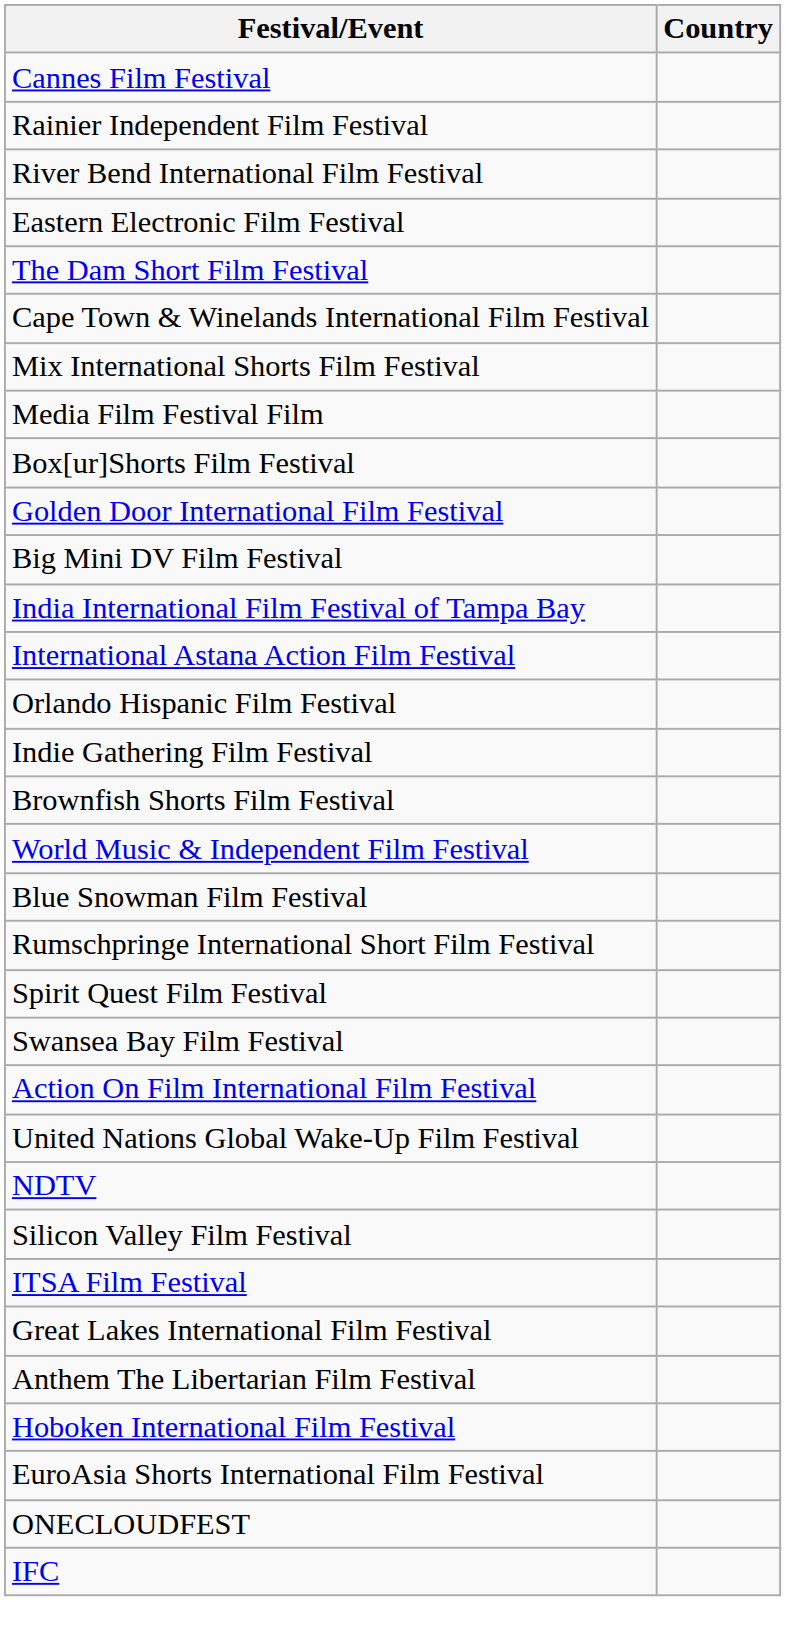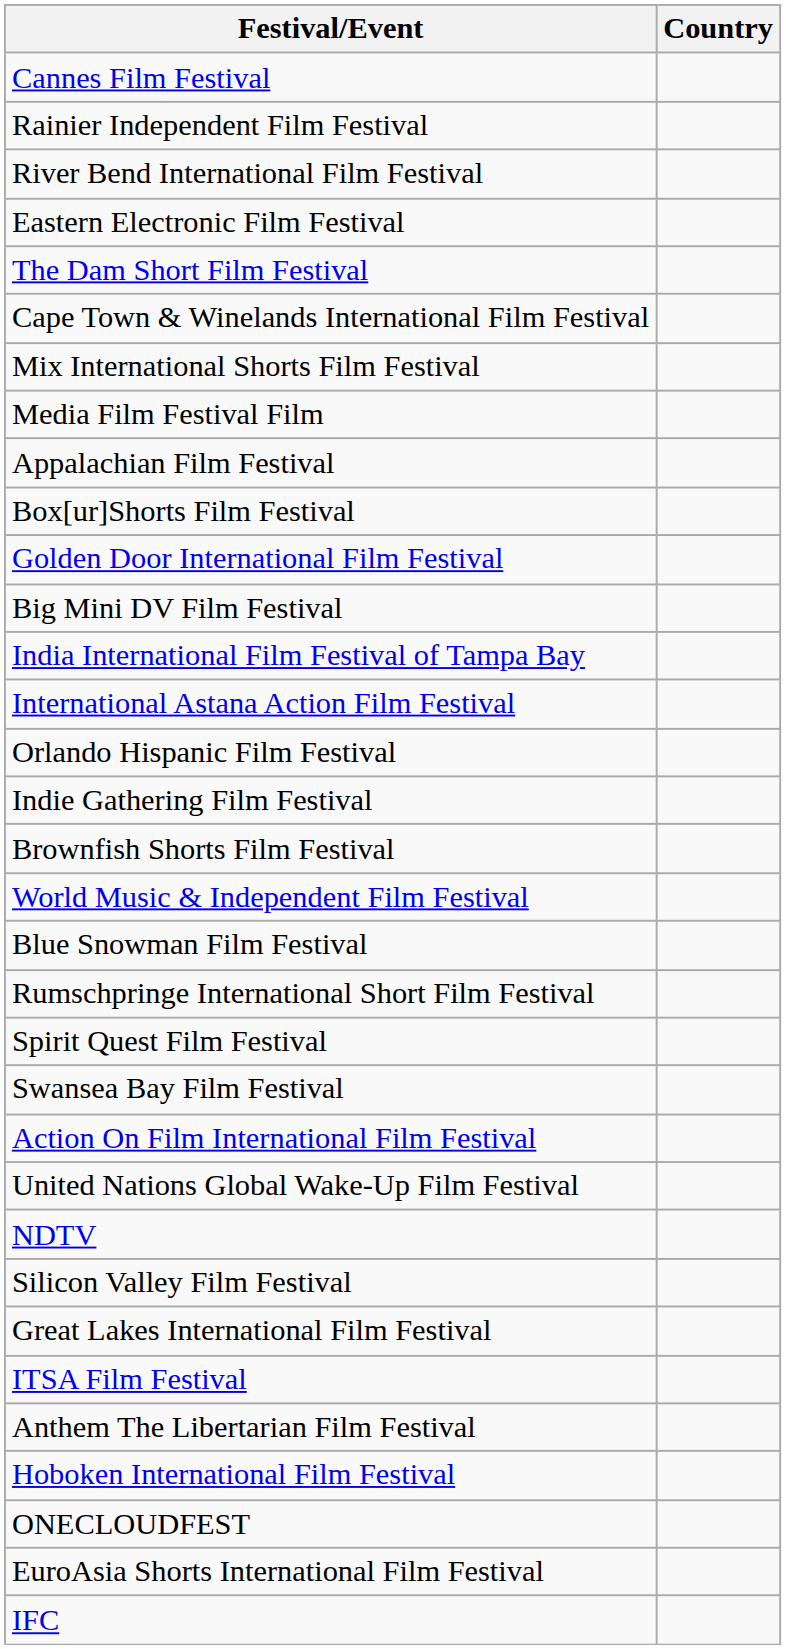+ row: (173, 462)
rows swapped: (252, 1330) <-> (129, 1282)
rows swapped: (131, 1523) <-> (278, 1474)
